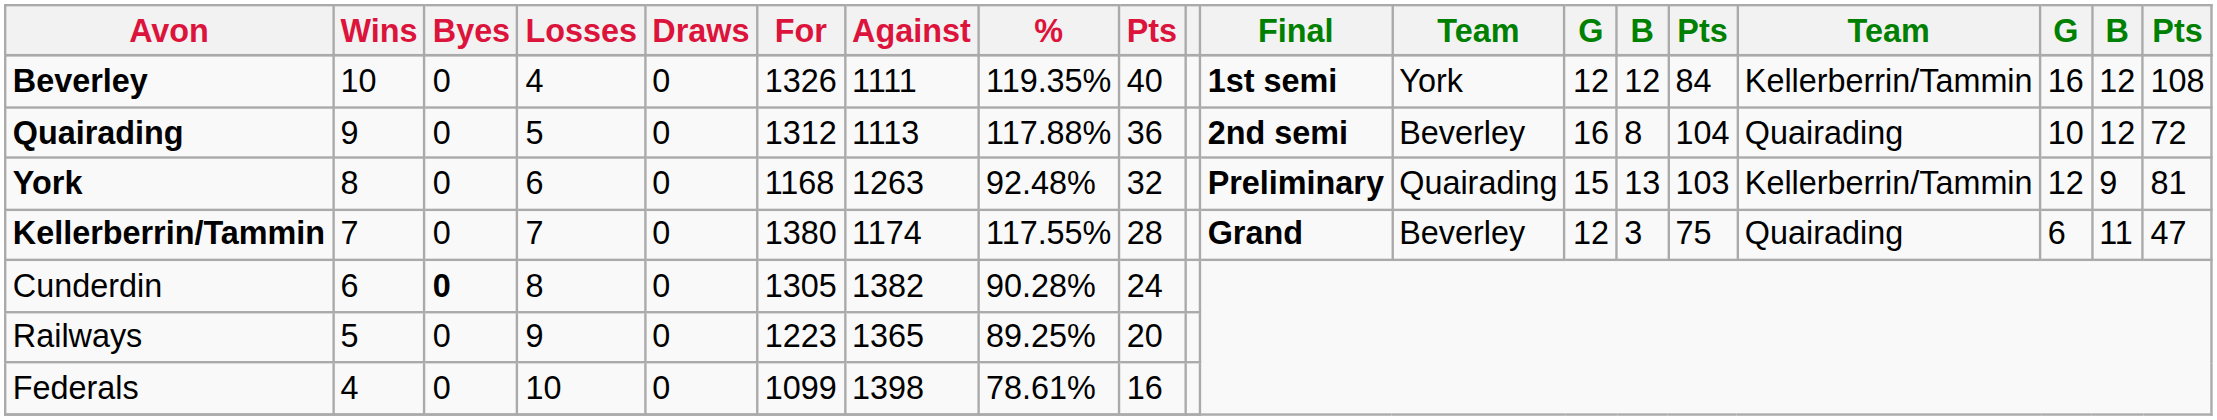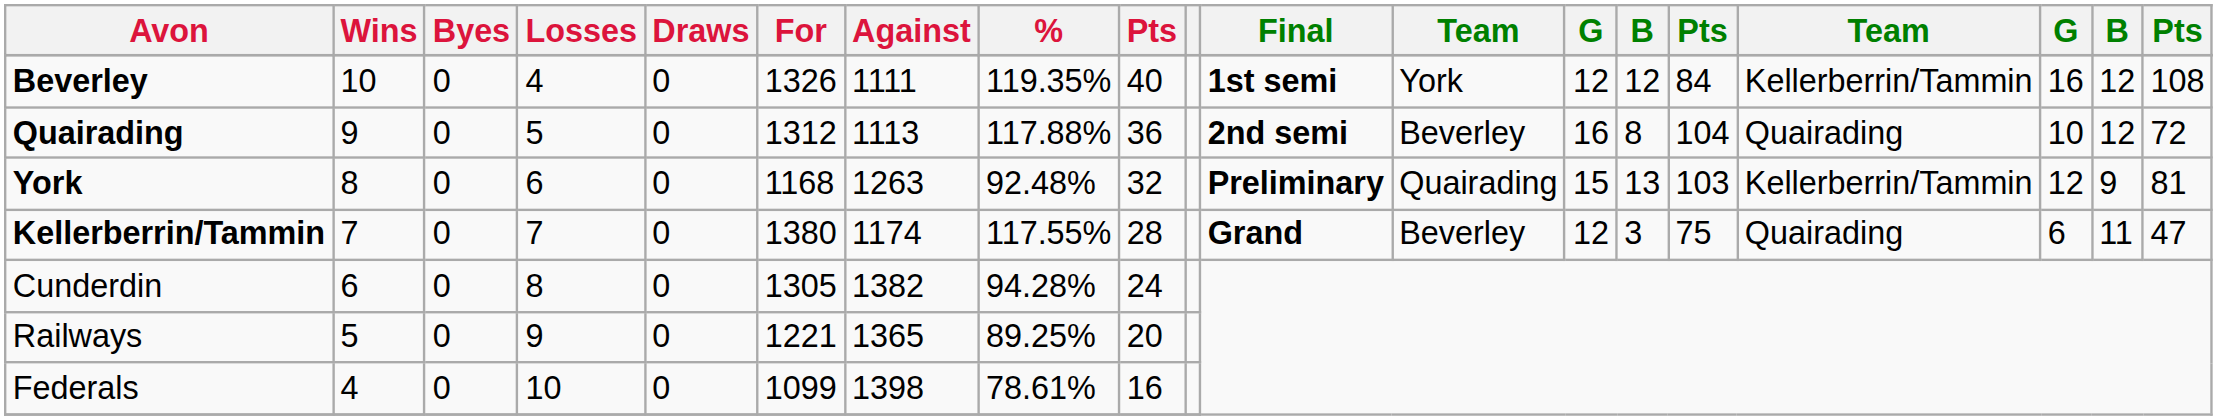(442, 285) bold -> (442, 285) normal
(1041, 285) 90.28% -> (1041, 285) 94.28%
(801, 336) 1223 -> (801, 336) 1221
